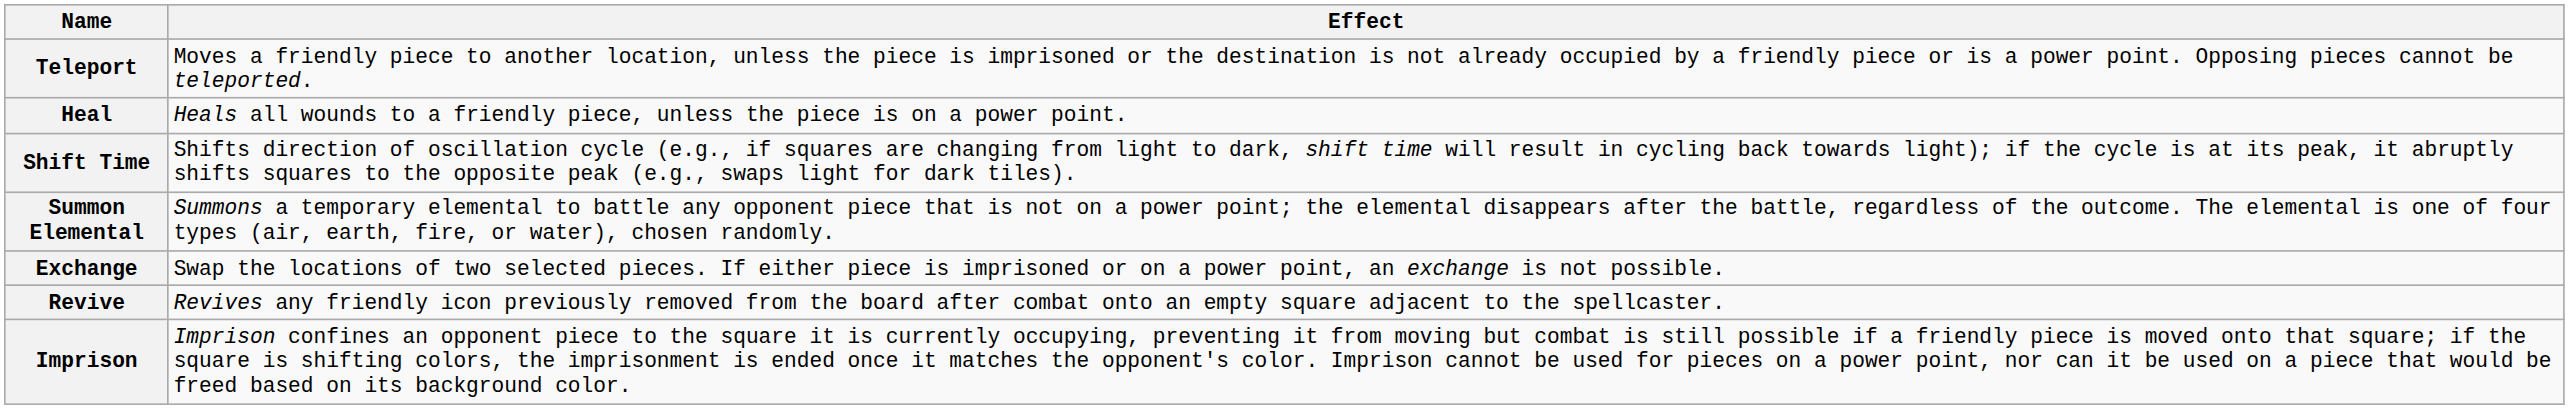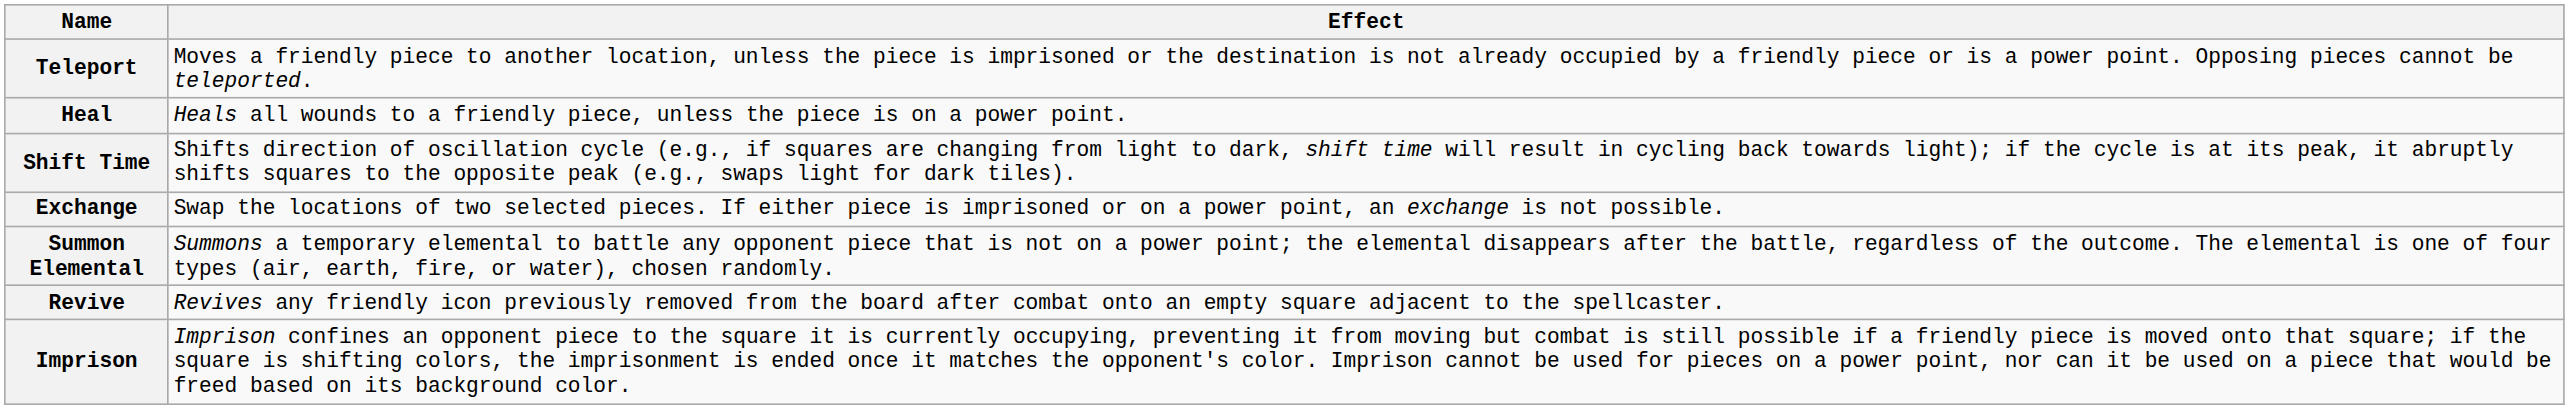rows swapped: (87, 268) <-> (87, 221)
